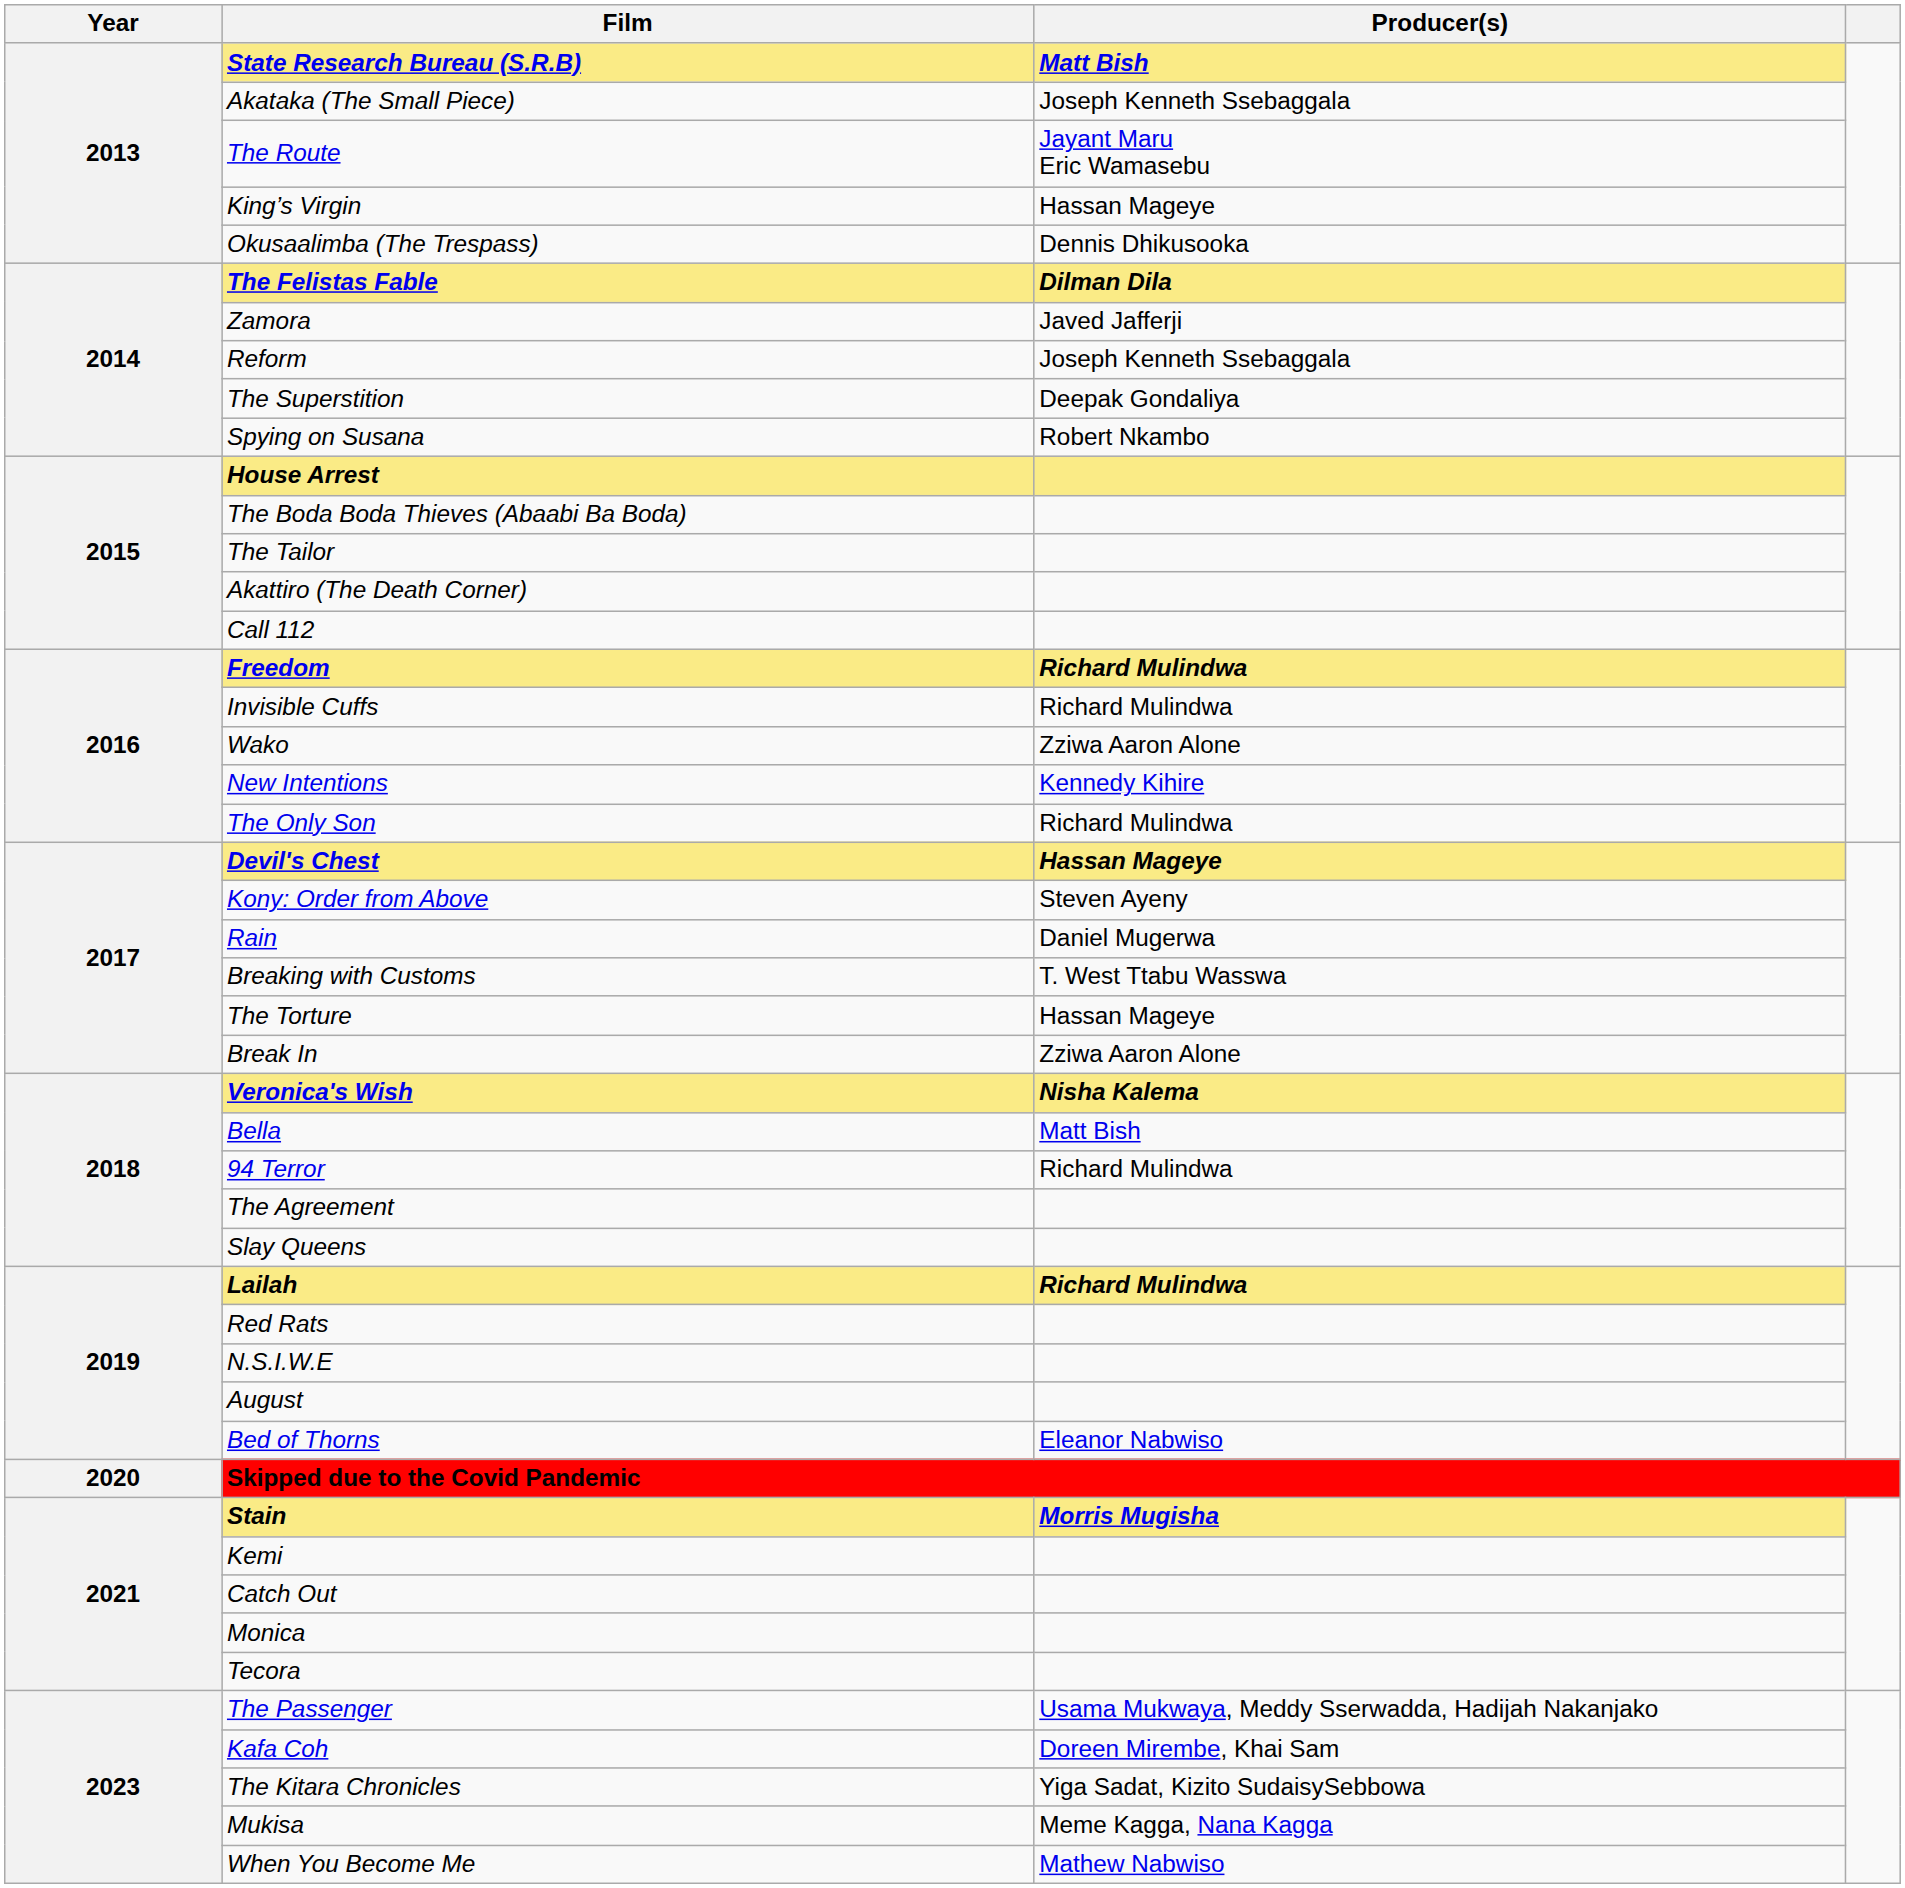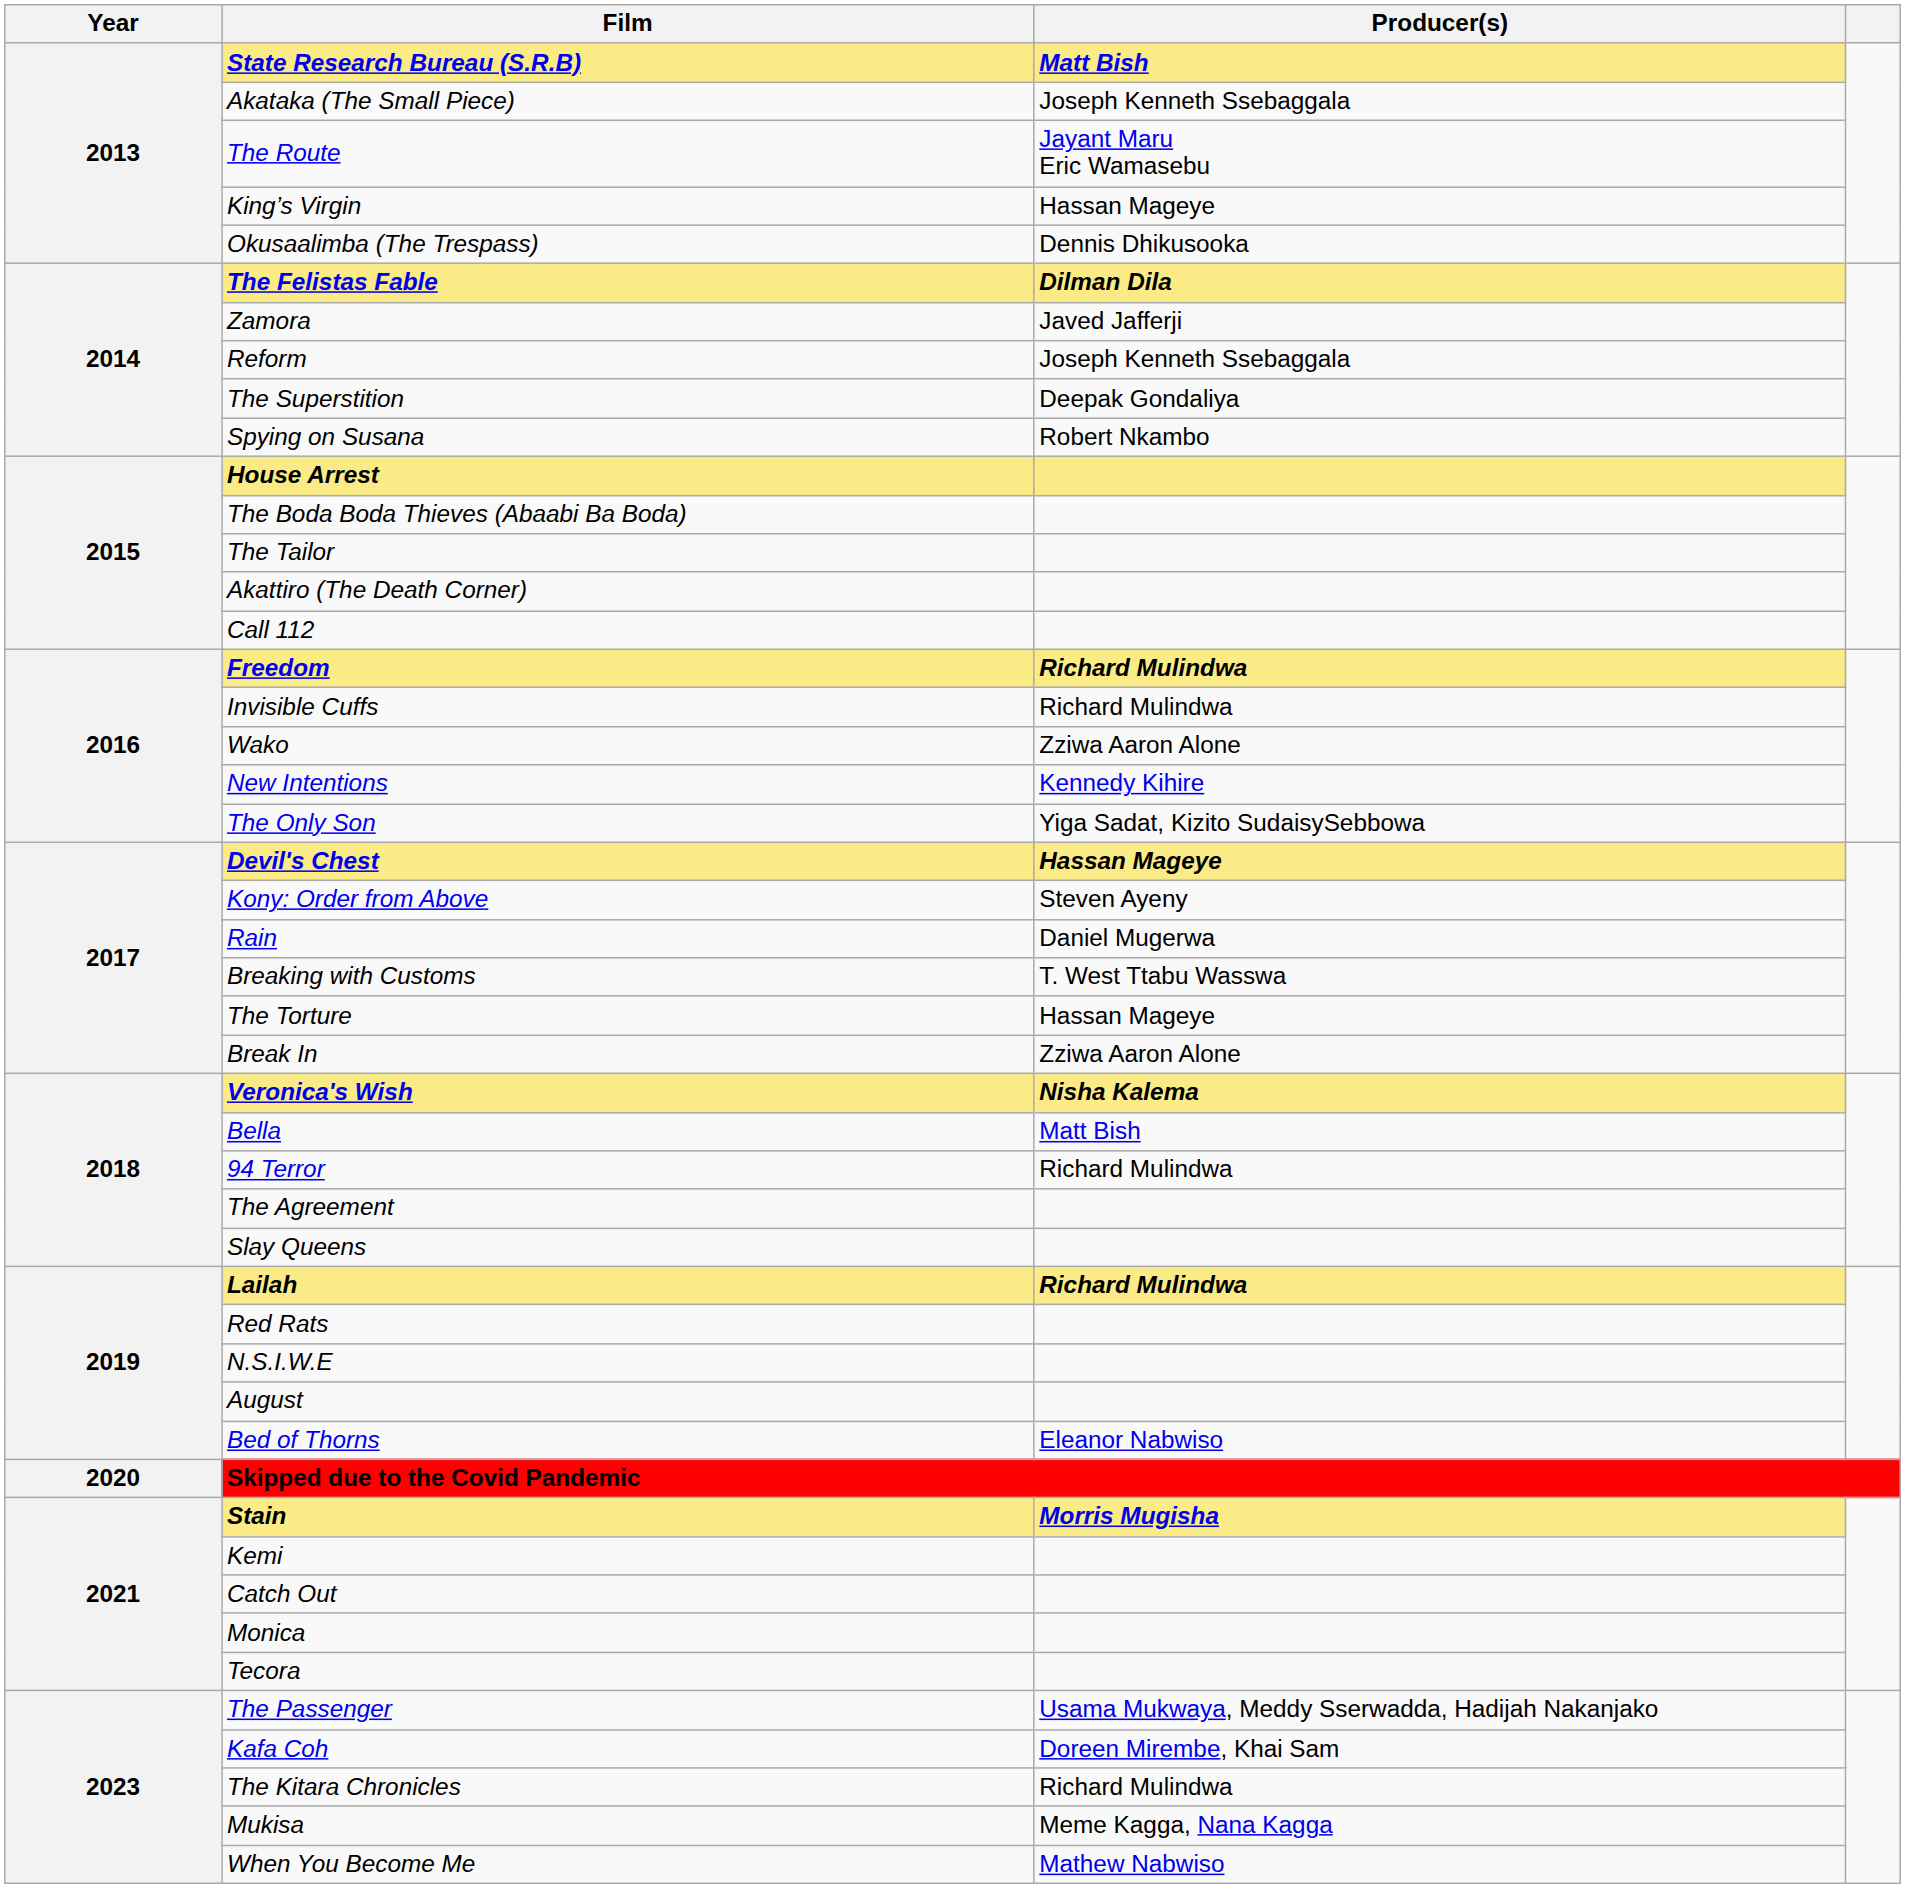(1136, 822) Richard Mulindwa -> (1232, 822) Yiga Sadat, Kizito SudaisySebbowa
(1232, 1786) Yiga Sadat, Kizito SudaisySebbowa -> (1136, 1786) Richard Mulindwa
